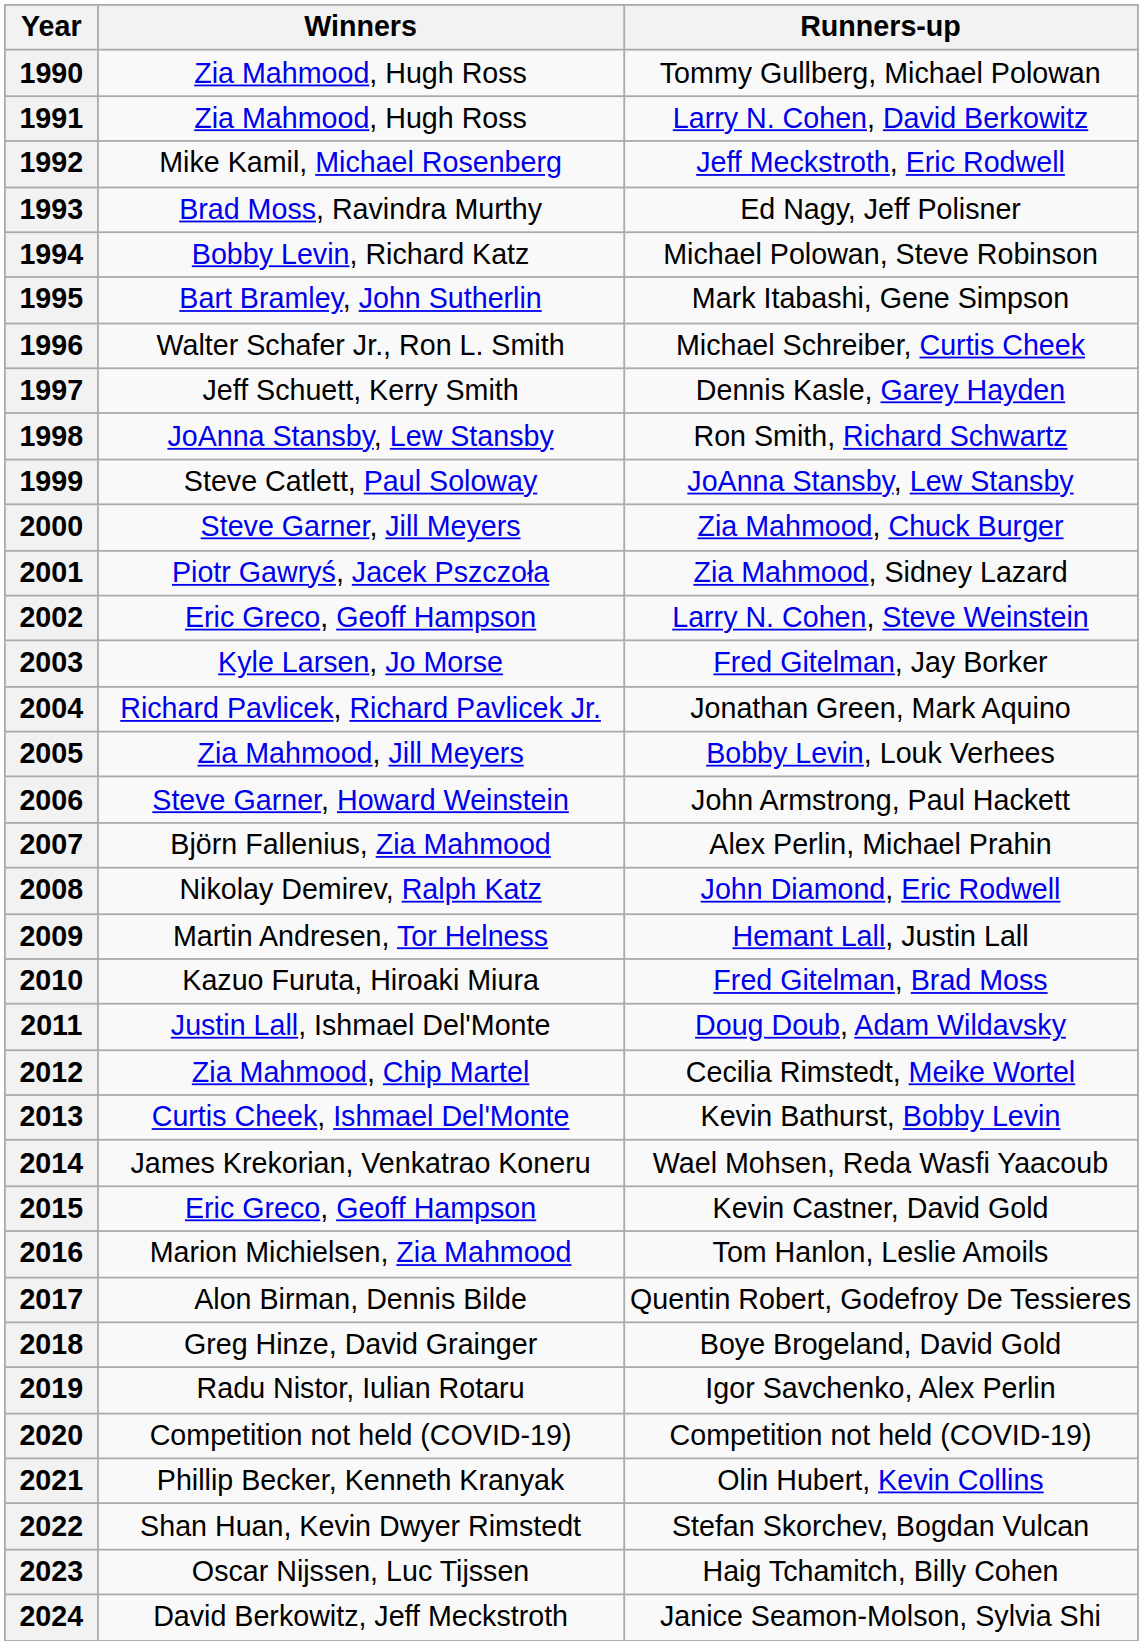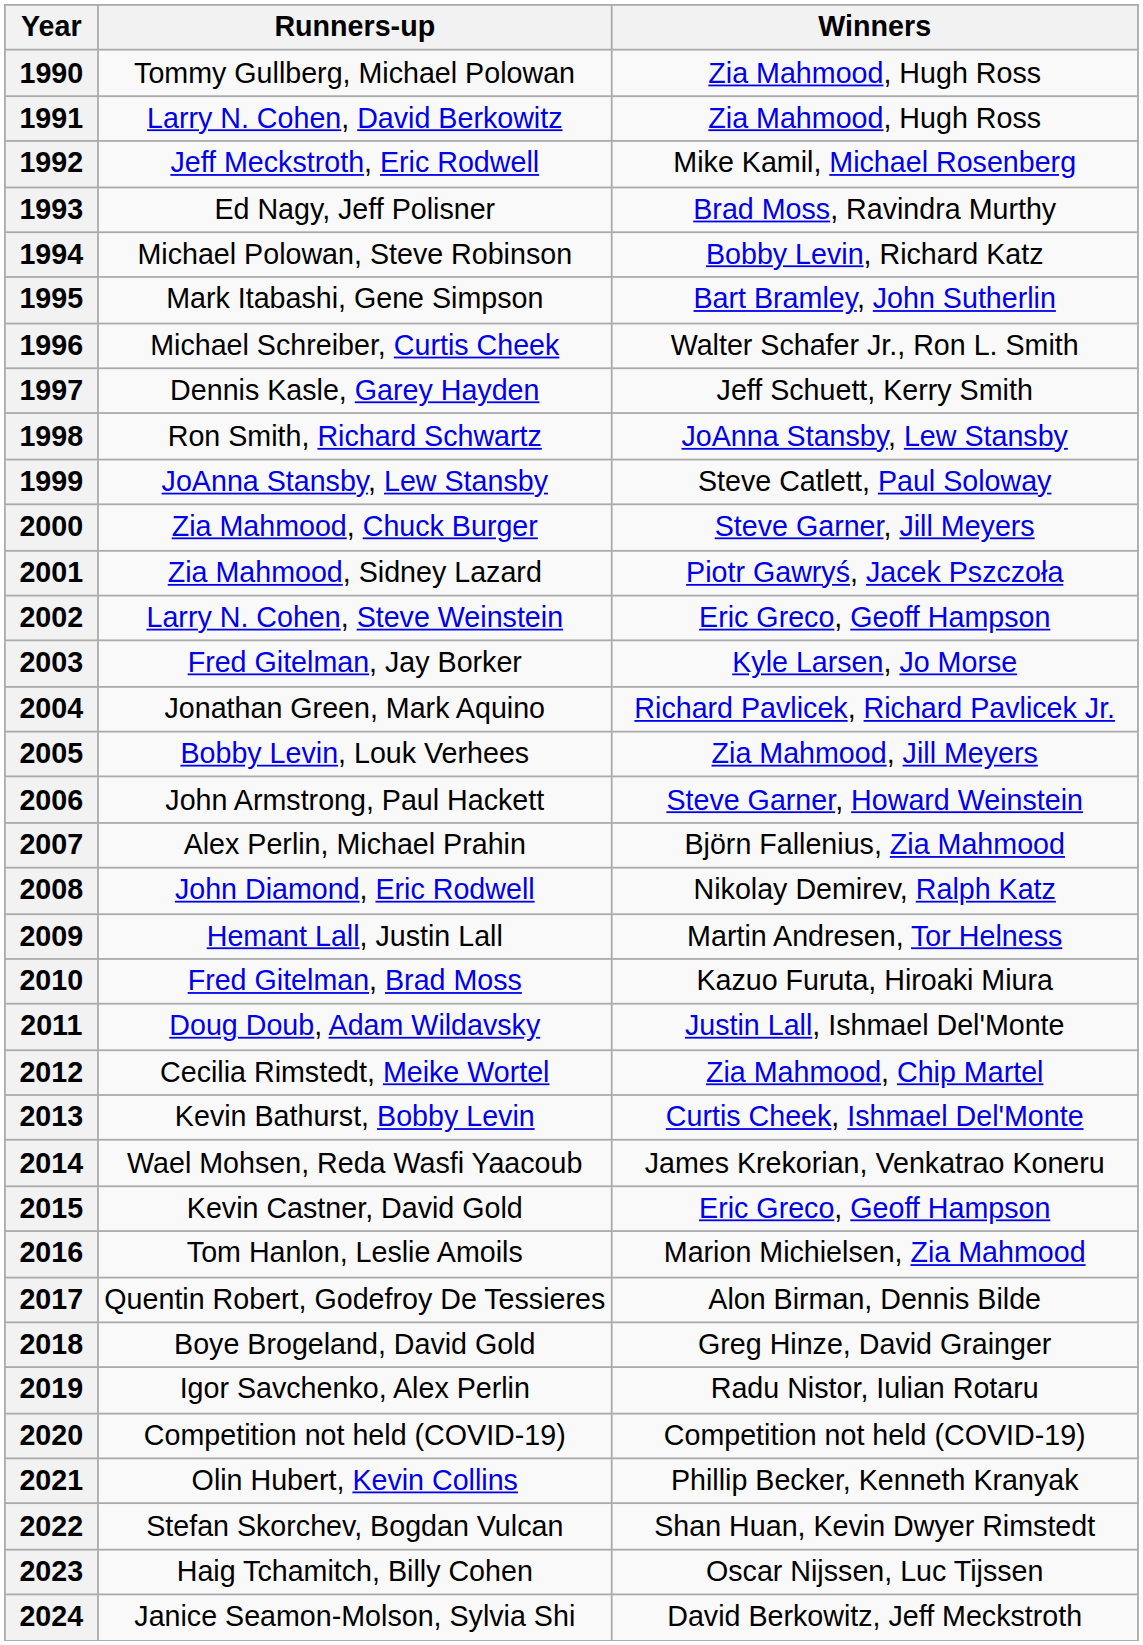columns swapped: (361, 27) <-> (881, 27)
